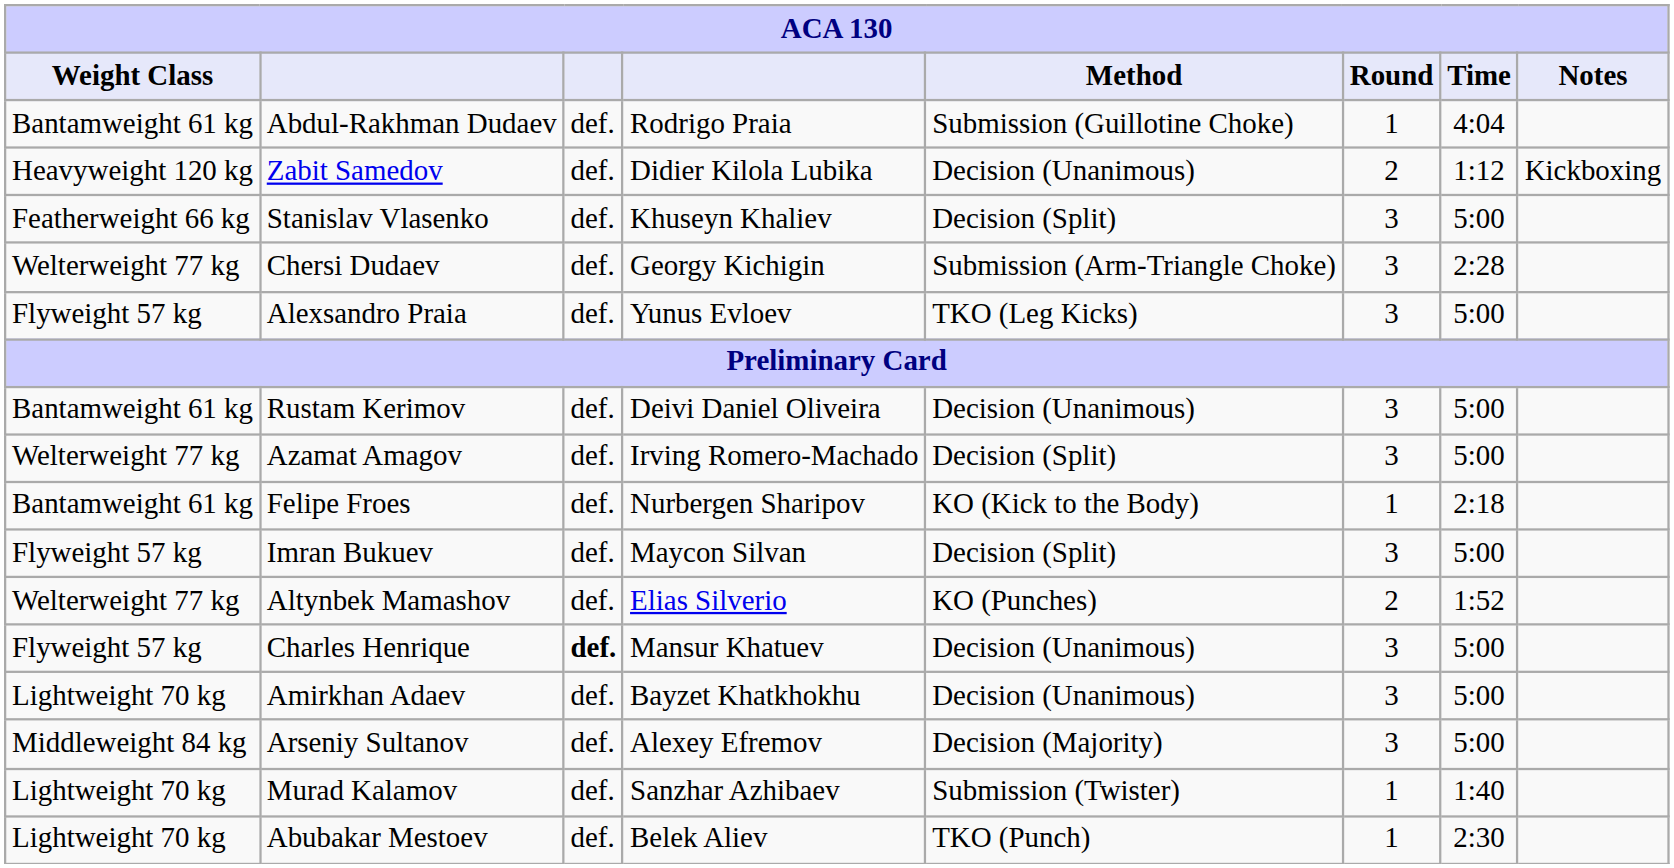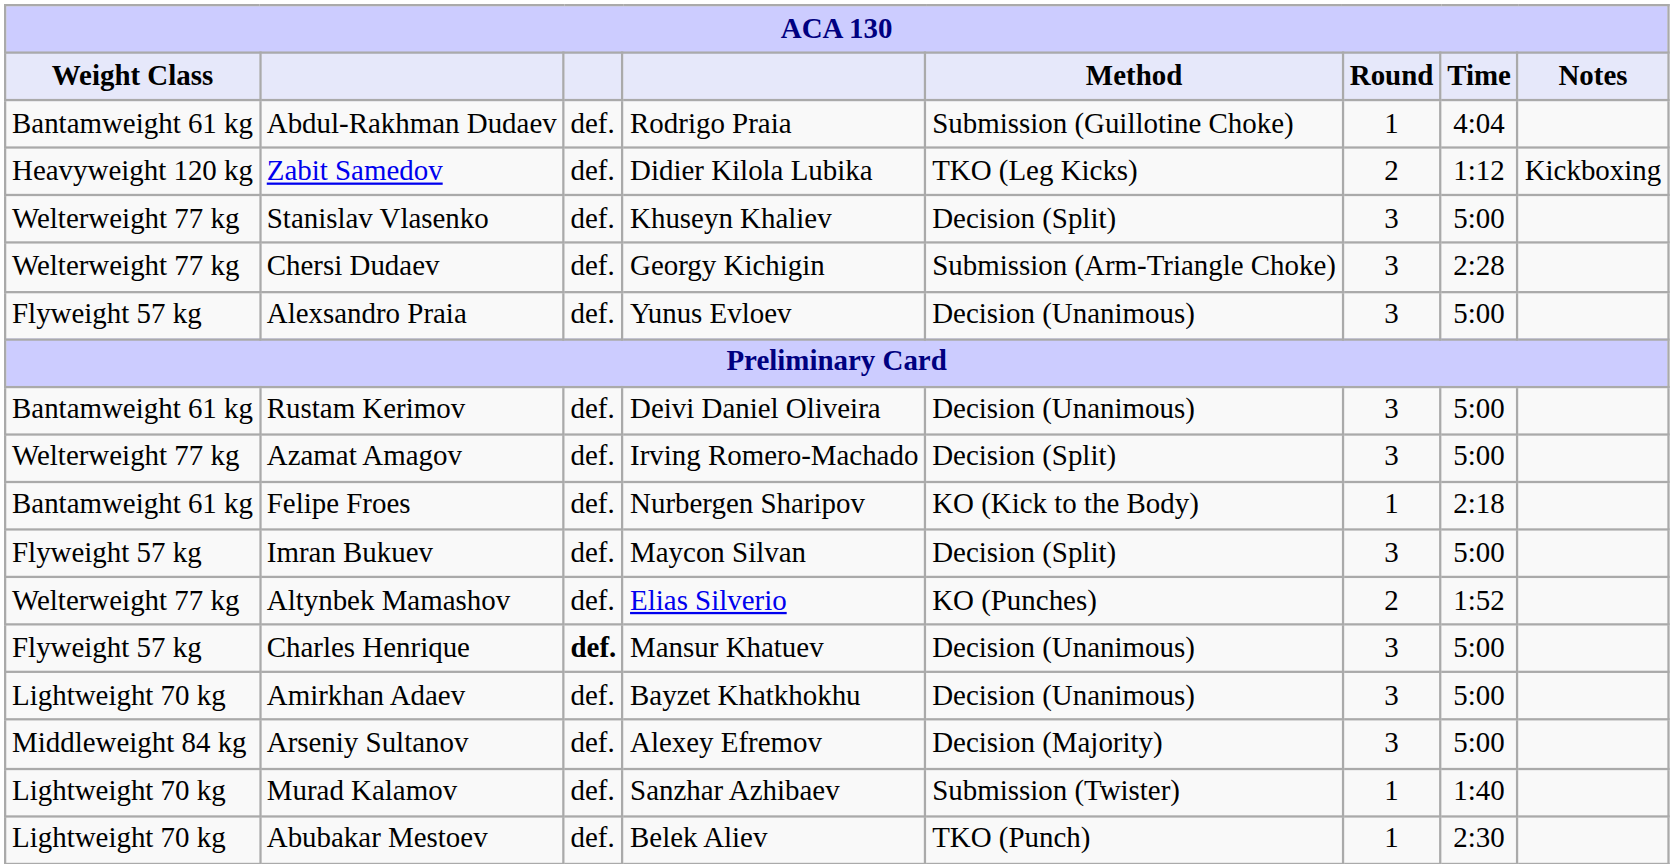(1063, 171) Decision (Unanimous) -> (1035, 171) TKO (Leg Kicks)
(131, 218) Featherweight 66 kg -> (126, 218) Welterweight 77 kg
(1035, 314) TKO (Leg Kicks) -> (1063, 314) Decision (Unanimous)
